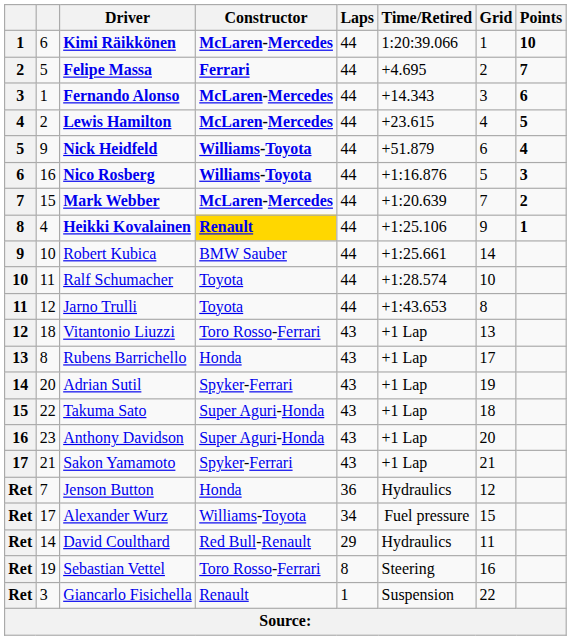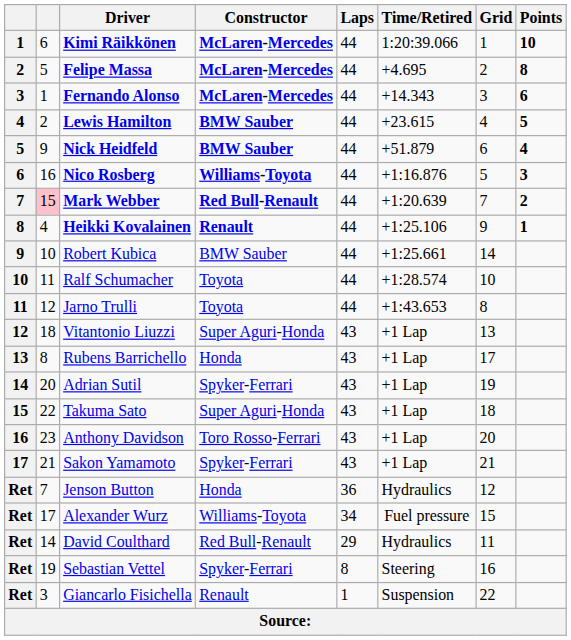(224, 69) Ferrari -> (266, 69) McLaren-Mercedes
(524, 69) 7 -> (524, 69) 8
(266, 122) McLaren-Mercedes -> (246, 122) BMW Sauber
(255, 148) Williams-Toyota -> (246, 148) BMW Sauber
(48, 200) no background -> (48, 200) pink background
(266, 200) McLaren-Mercedes -> (259, 200) Red Bull-Renault
(226, 227) gold background -> (226, 227) no background
(260, 332) Toro Rosso-Ferrari -> (262, 332) Super Aguri-Honda
(262, 437) Super Aguri-Honda -> (260, 437) Toro Rosso-Ferrari
(260, 568) Toro Rosso-Ferrari -> (246, 568) Spyker-Ferrari
